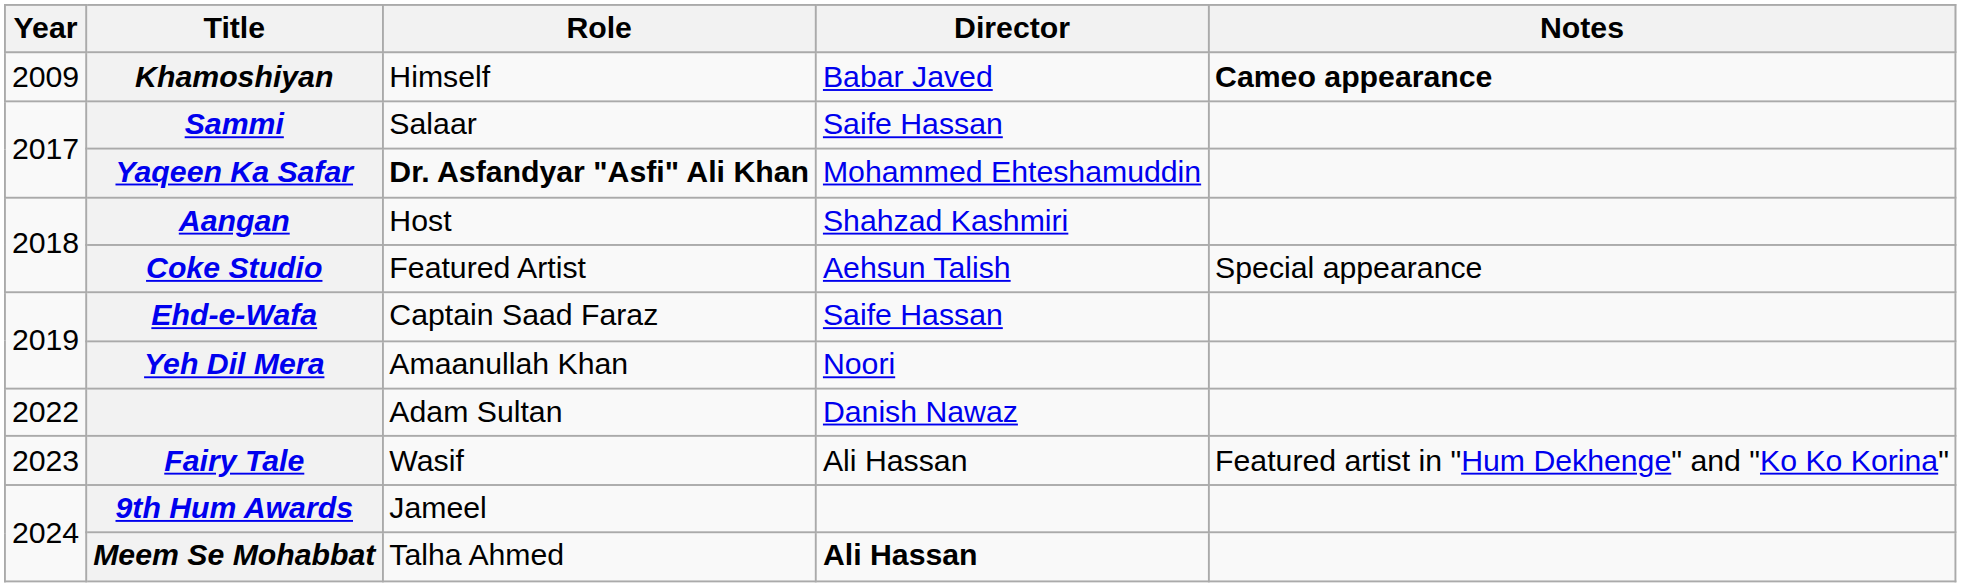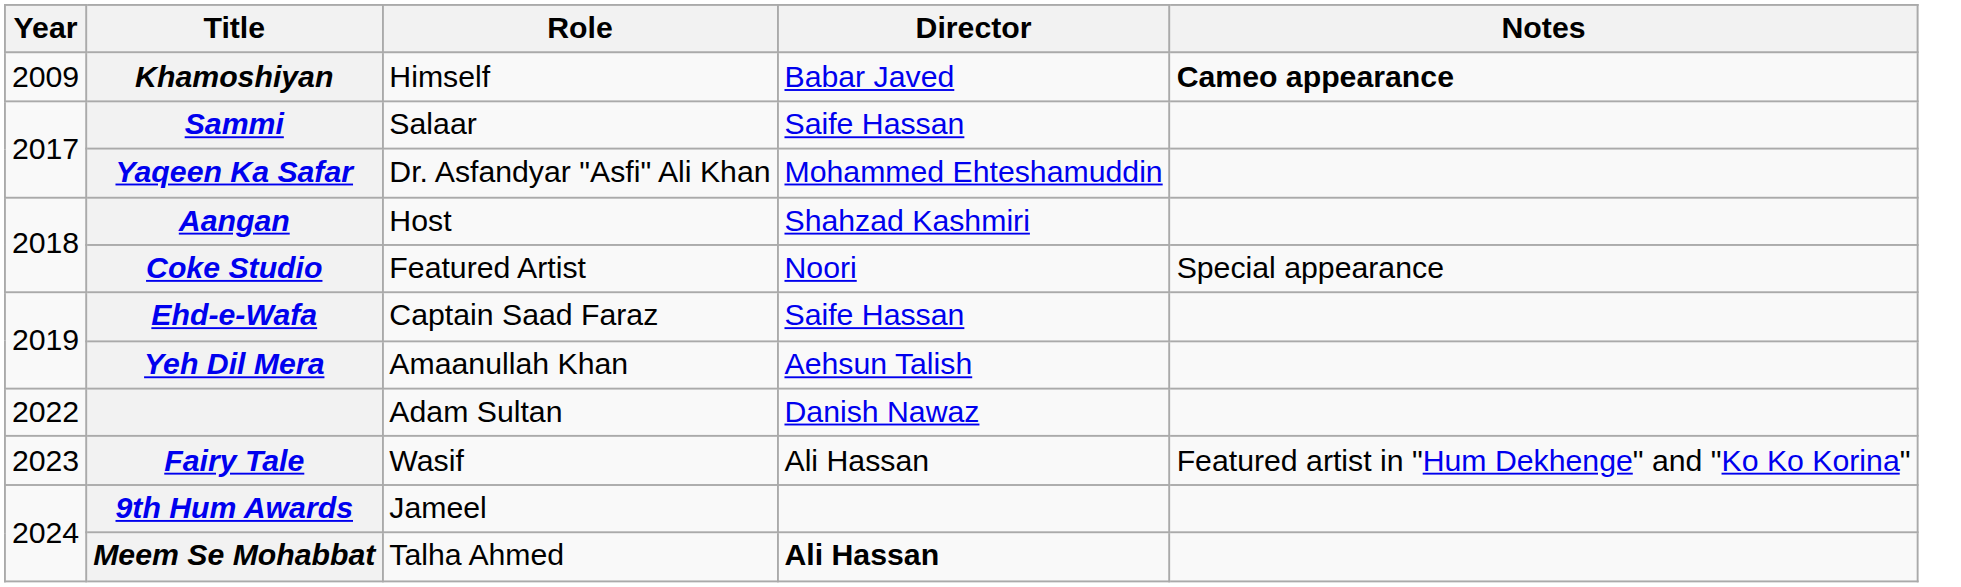(599, 172) bold -> (580, 172) normal
(917, 268) Aehsun Talish -> (821, 268) Noori
(859, 364) Noori -> (878, 364) Aehsun Talish
